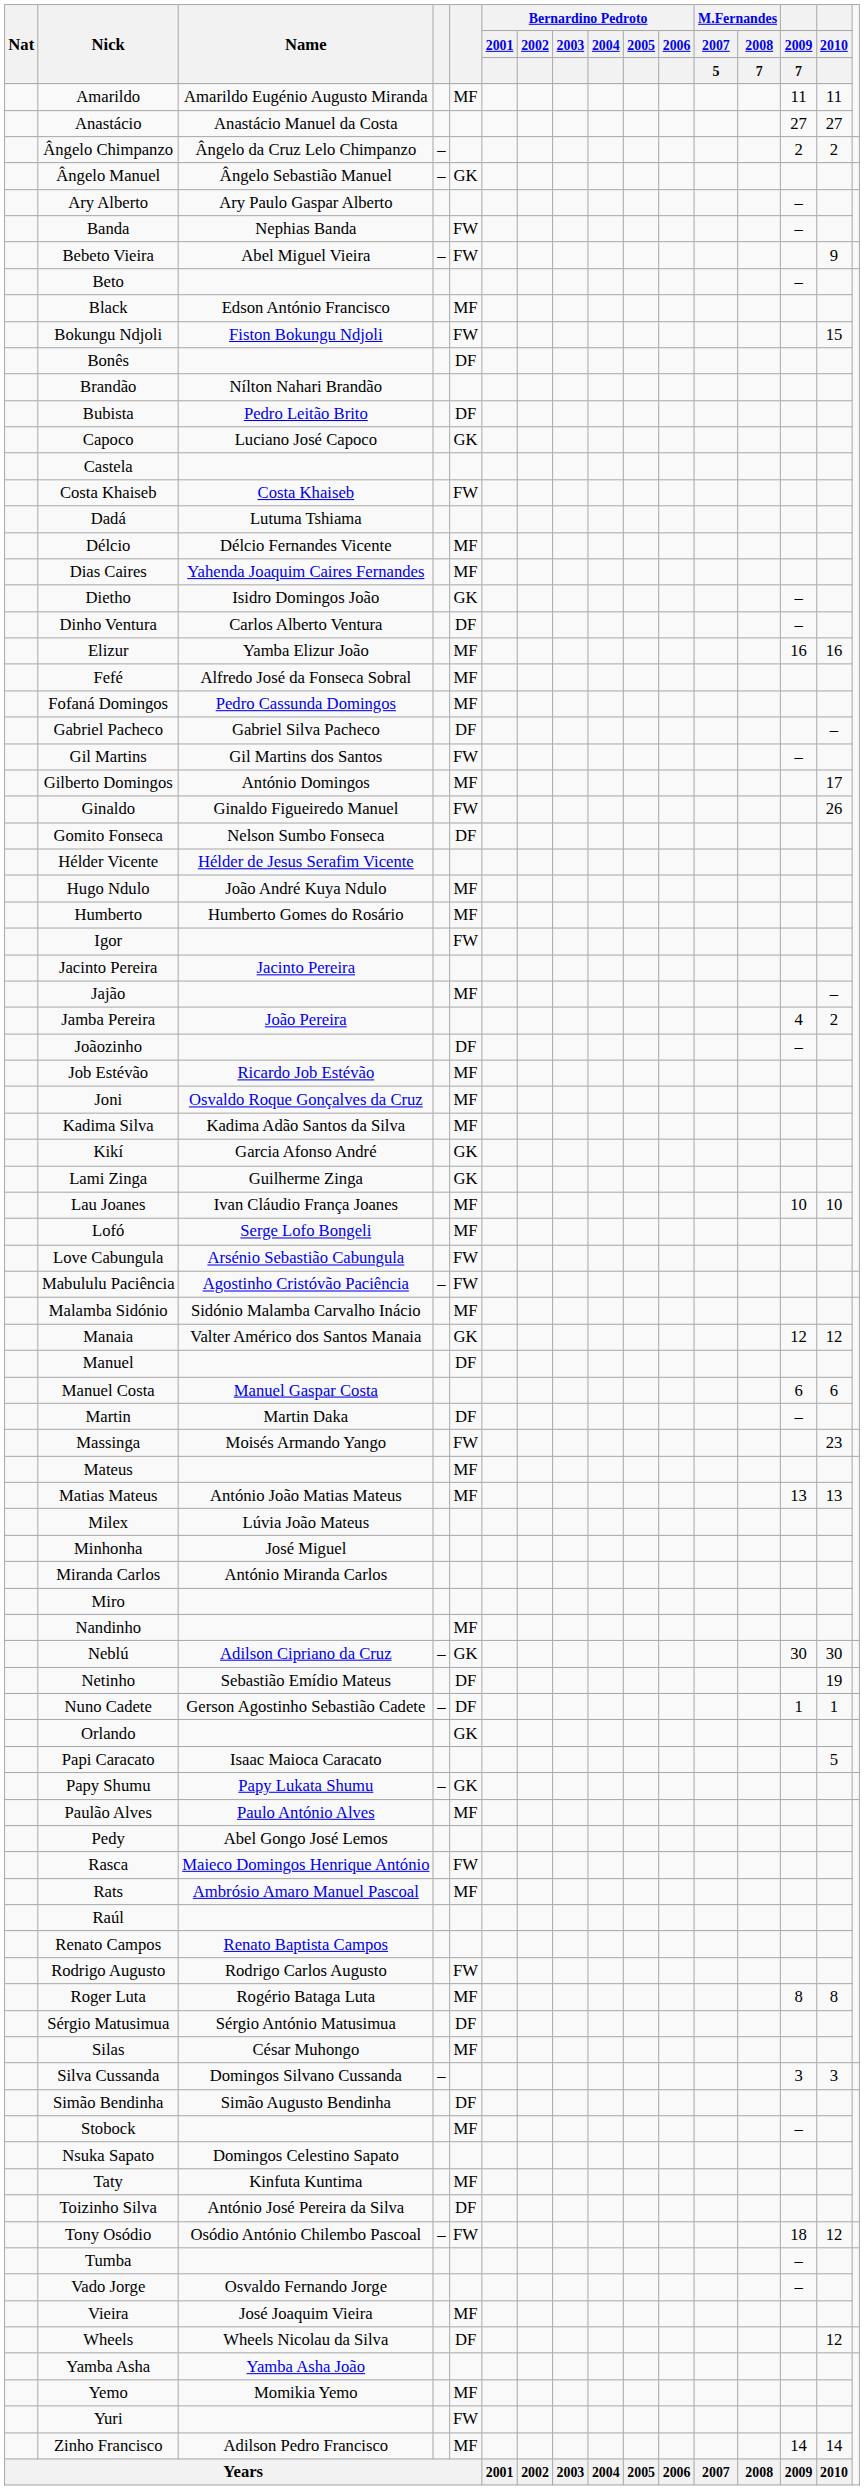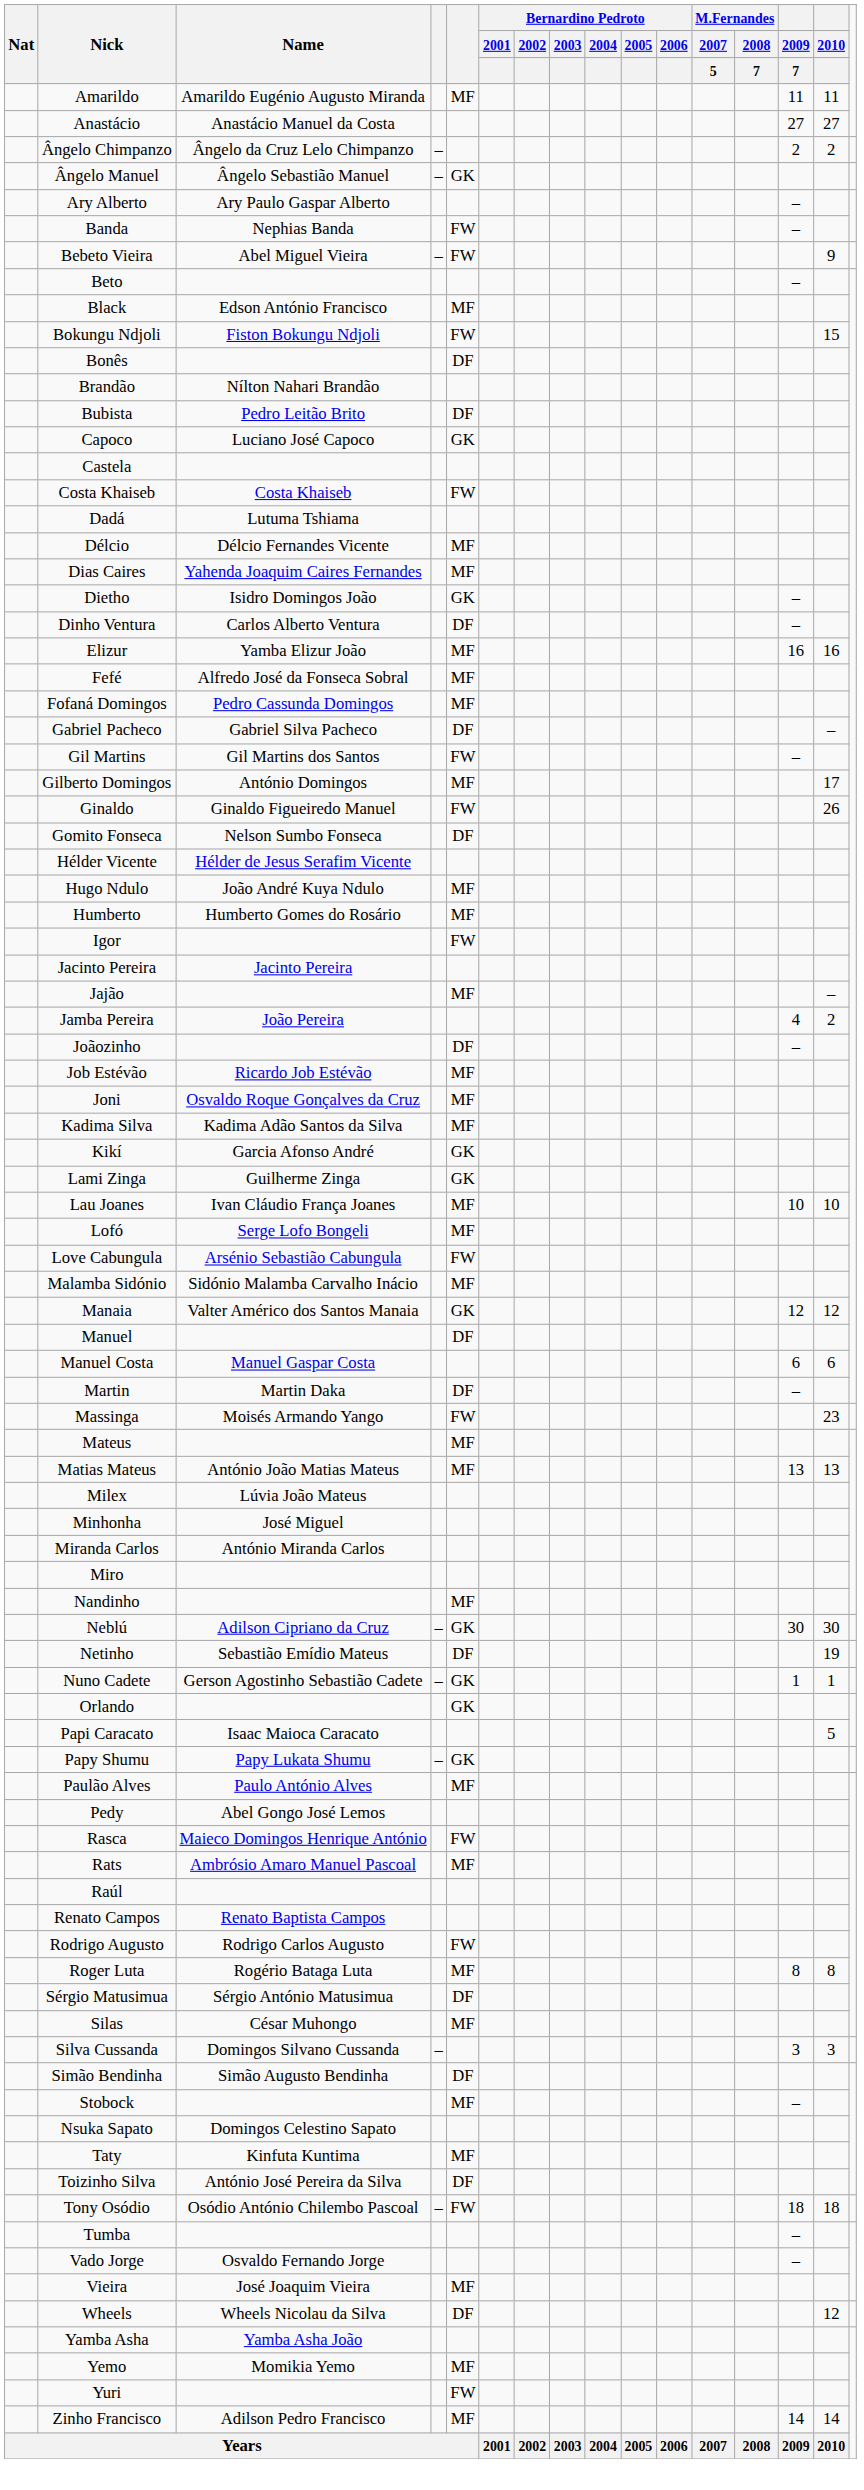- row: (108, 1284)
(466, 1706) DF -> (463, 1680) GK
(834, 2234) 12 -> (831, 2208) 18
